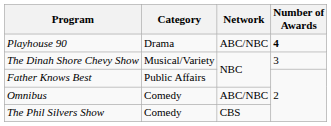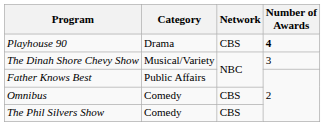(244, 43) ABC/NBC -> (230, 43) CBS
(244, 95) ABC/NBC -> (230, 95) CBS
